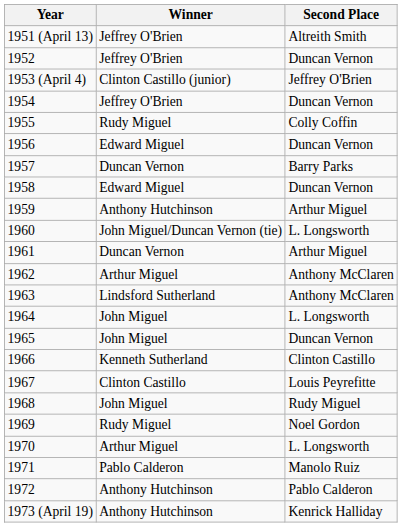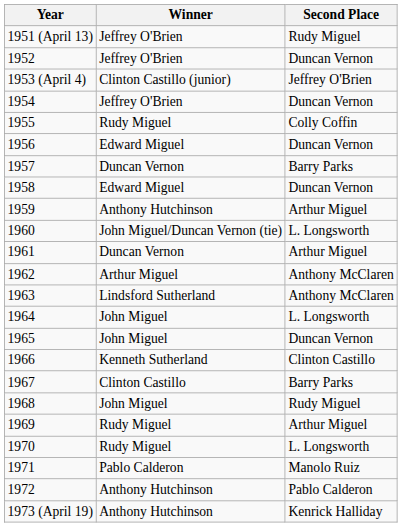(328, 36) Altreith Smith -> (324, 36) Rudy Miguel
(332, 381) Louis Peyrefitte -> (321, 381) Barry Parks
(324, 425) Noel Gordon -> (328, 425) Arthur Miguel
(139, 446) Arthur Miguel -> (135, 446) Rudy Miguel
